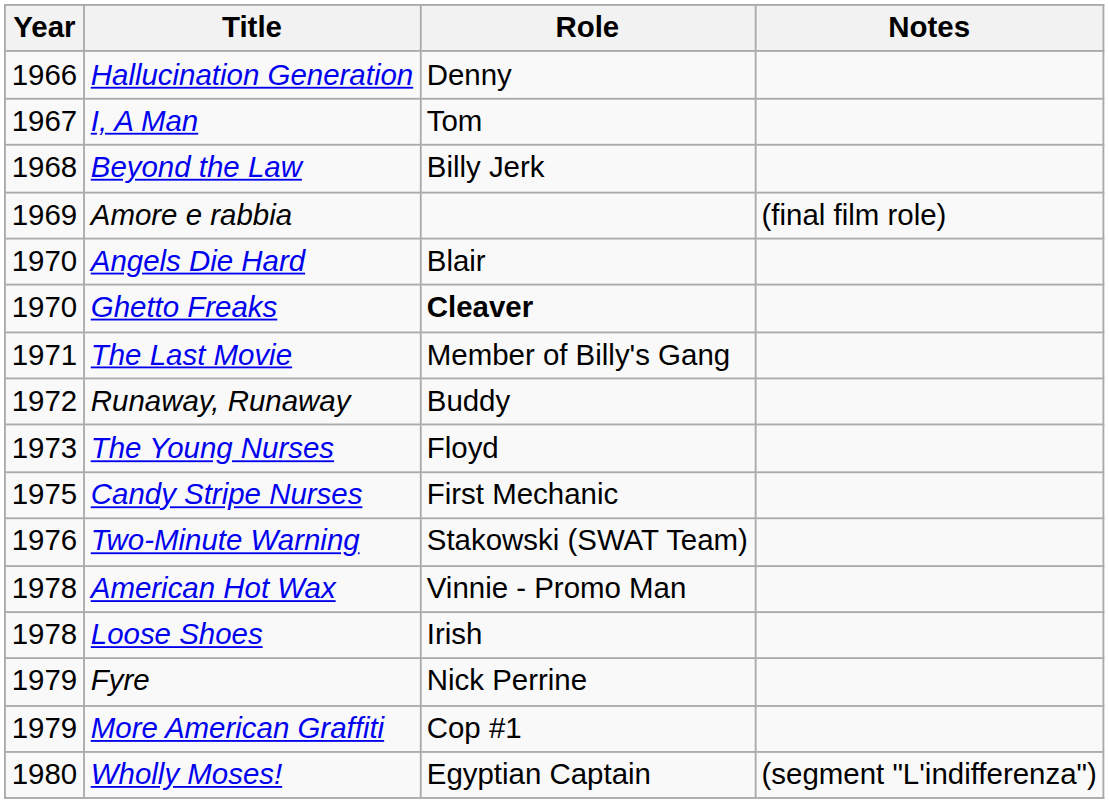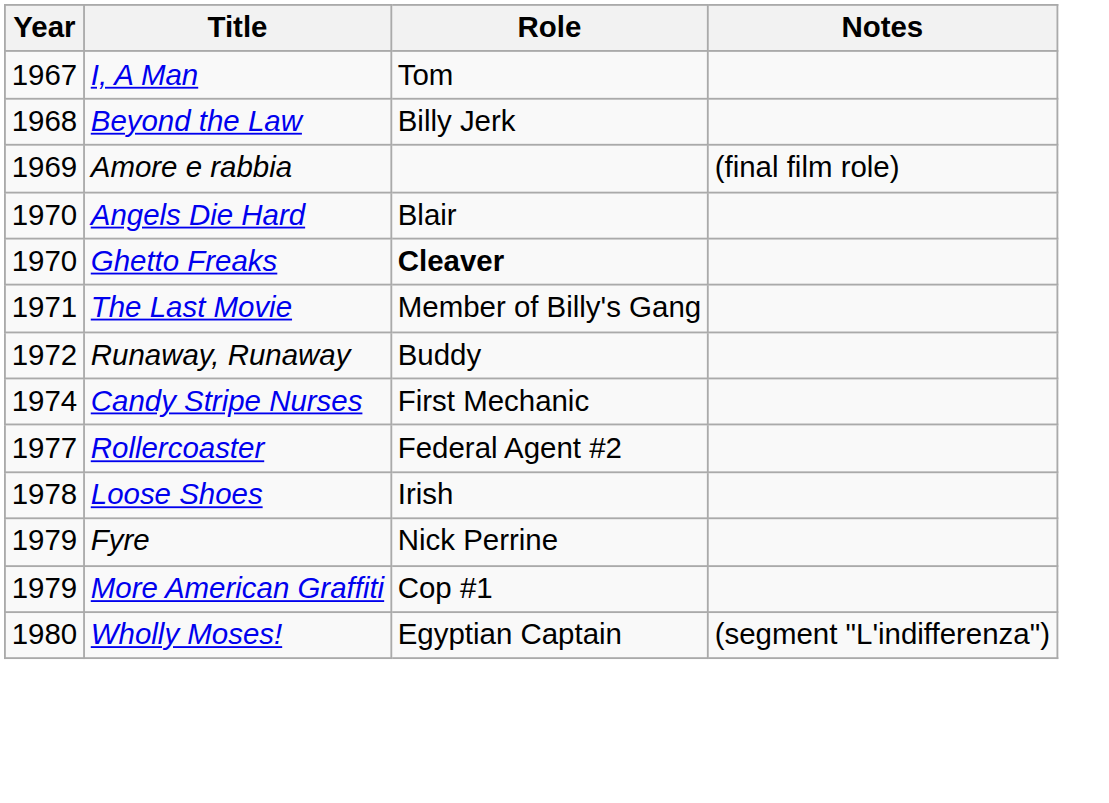- row: (252, 74)
- row: (212, 448)
(44, 494) 1975 -> (44, 401) 1974
- row: (225, 541)
+ row: (177, 448)
- row: (213, 588)
